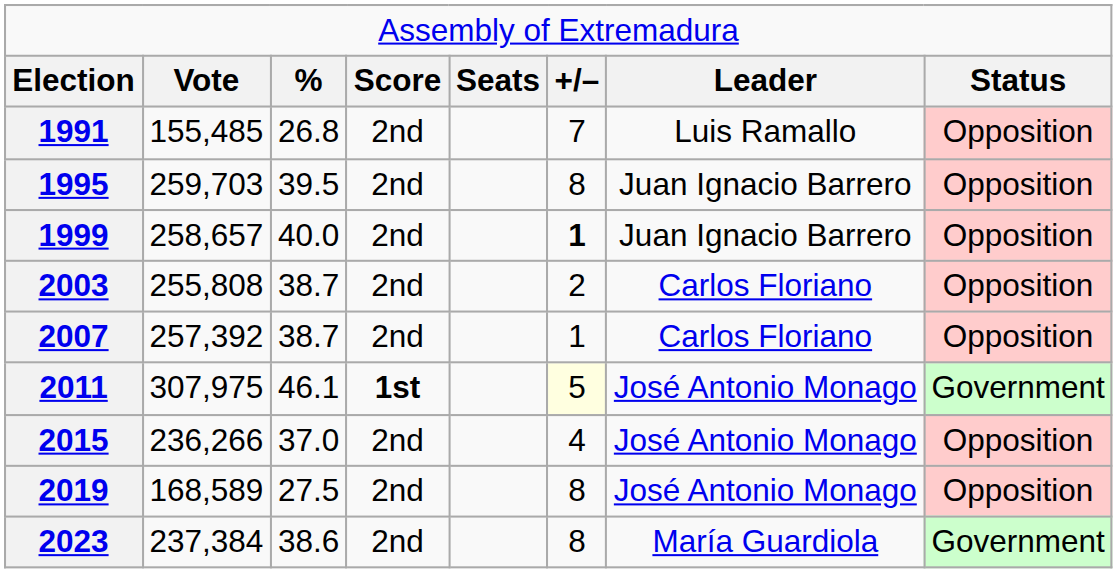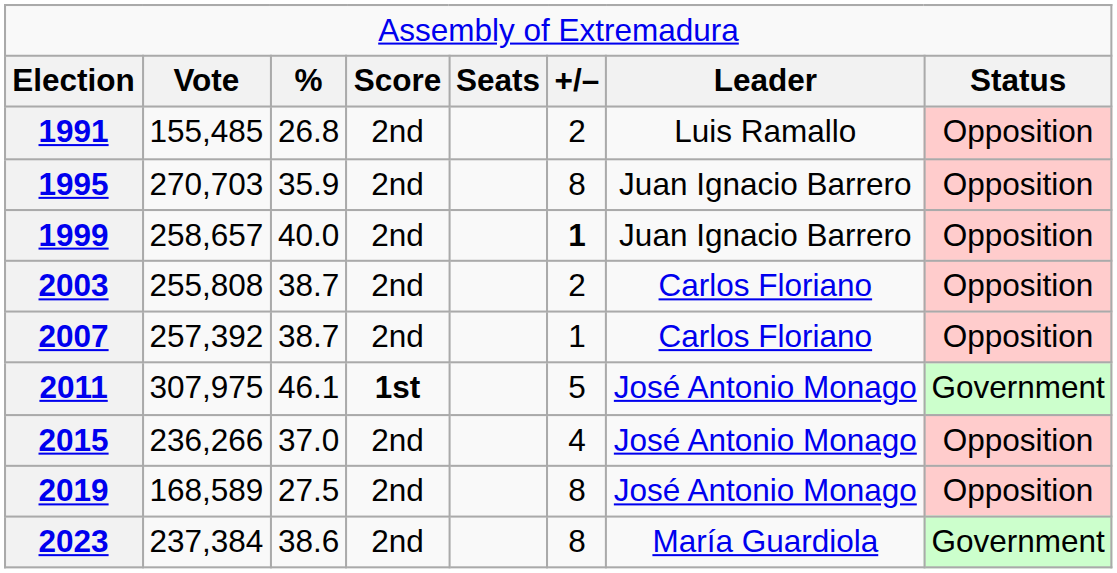(577, 131) 7 -> (577, 131) 2
(206, 182) 259,703 -> (206, 182) 270,703
(309, 182) 39.5 -> (309, 182) 35.9
(577, 387) lightyellow background -> (577, 387) no background
